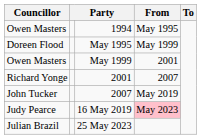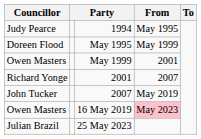(36, 28) Owen Masters -> (31, 28) Judy Pearce
(31, 110) Judy Pearce -> (36, 110) Owen Masters
